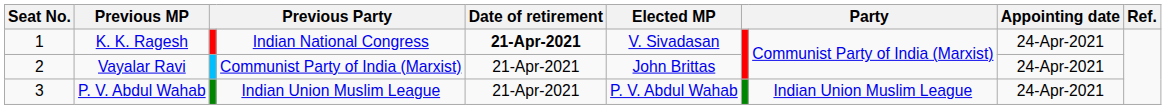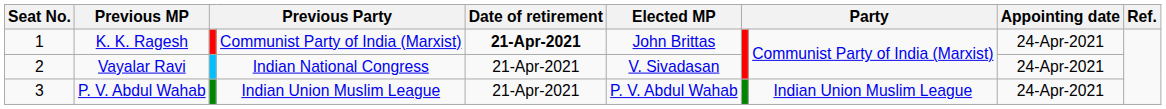(341, 41) Indian National Congress -> (341, 41) Communist Party of India (Marxist)
(674, 41) V. Sivadasan -> (674, 41) John Brittas
(341, 66) Communist Party of India (Marxist) -> (341, 66) Indian National Congress
(674, 66) John Brittas -> (674, 66) V. Sivadasan
